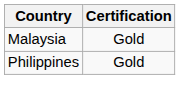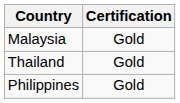+ row: (36, 62)
